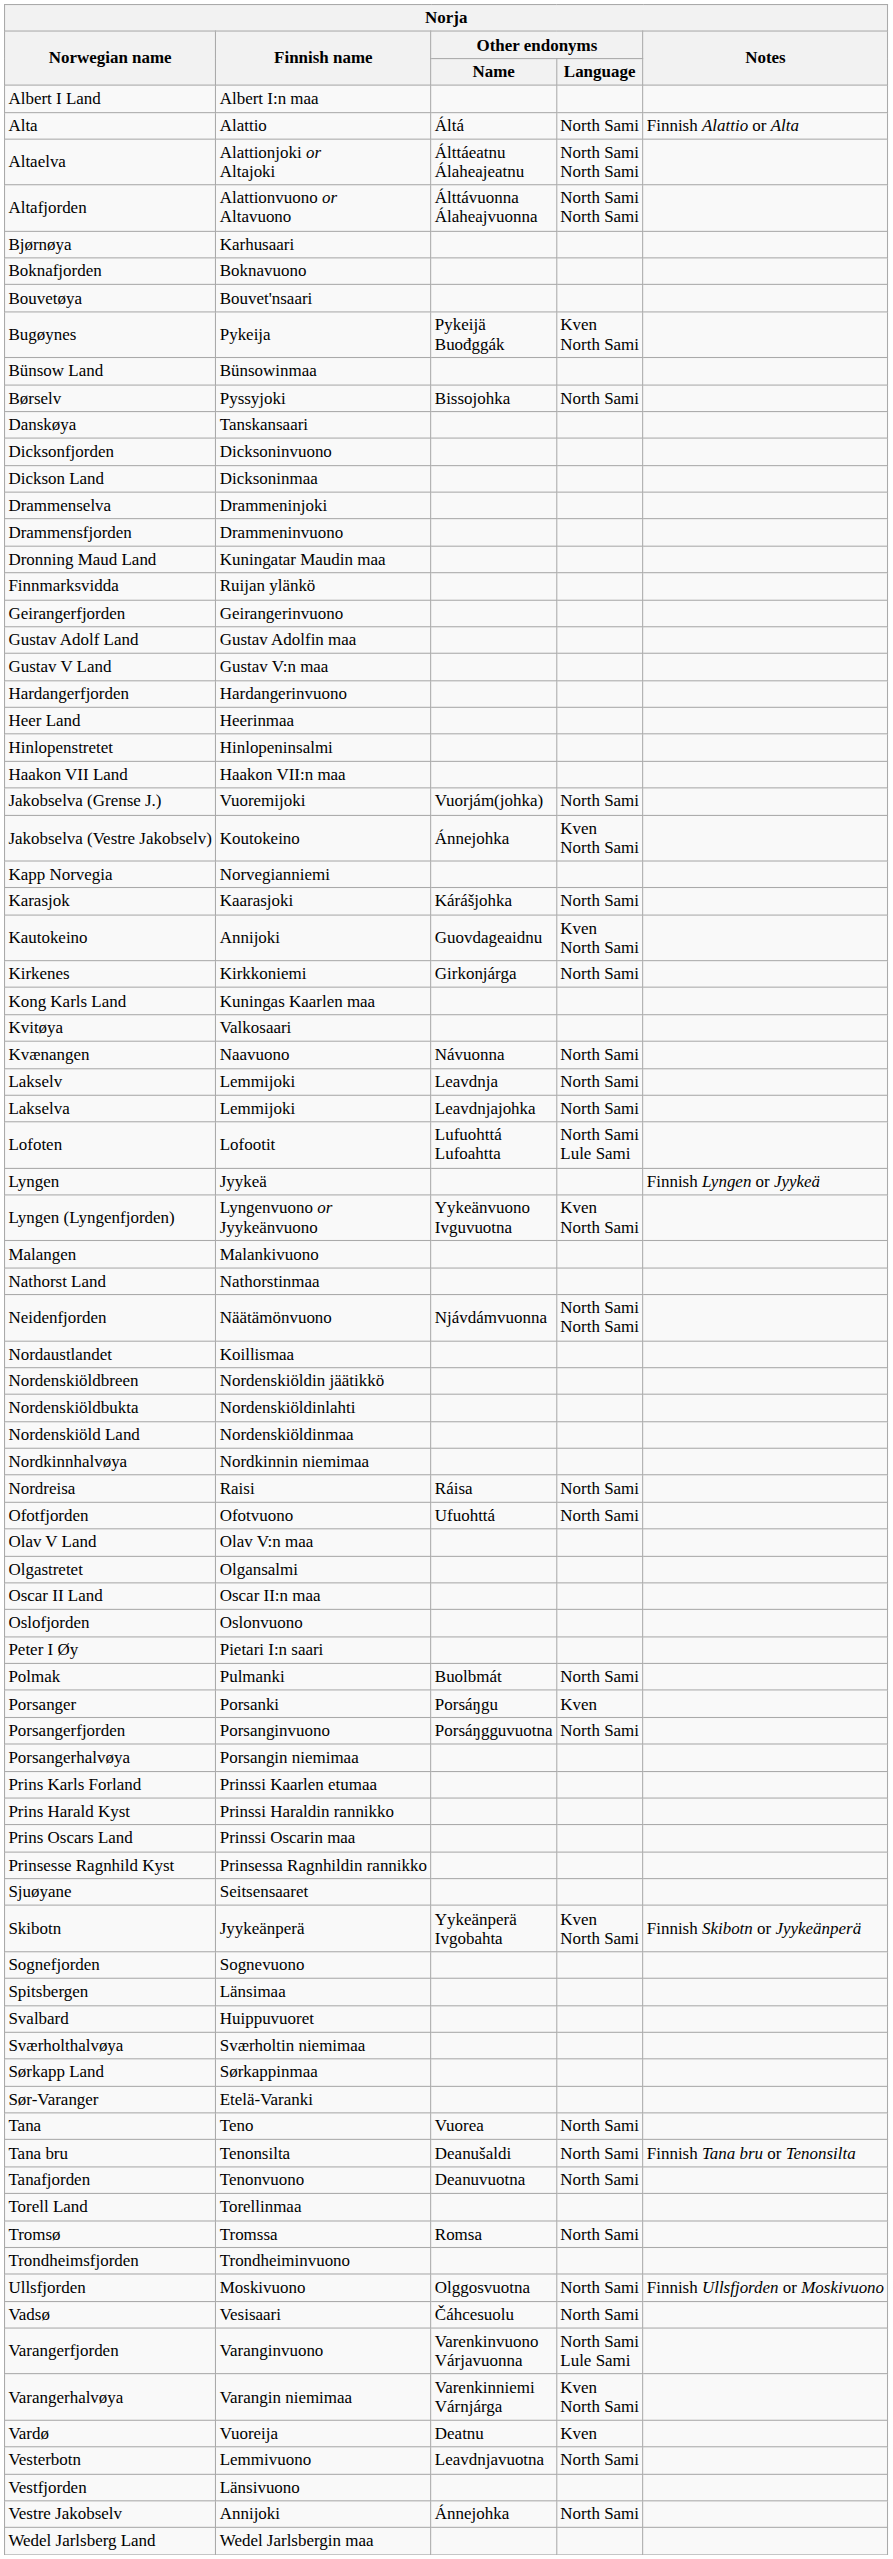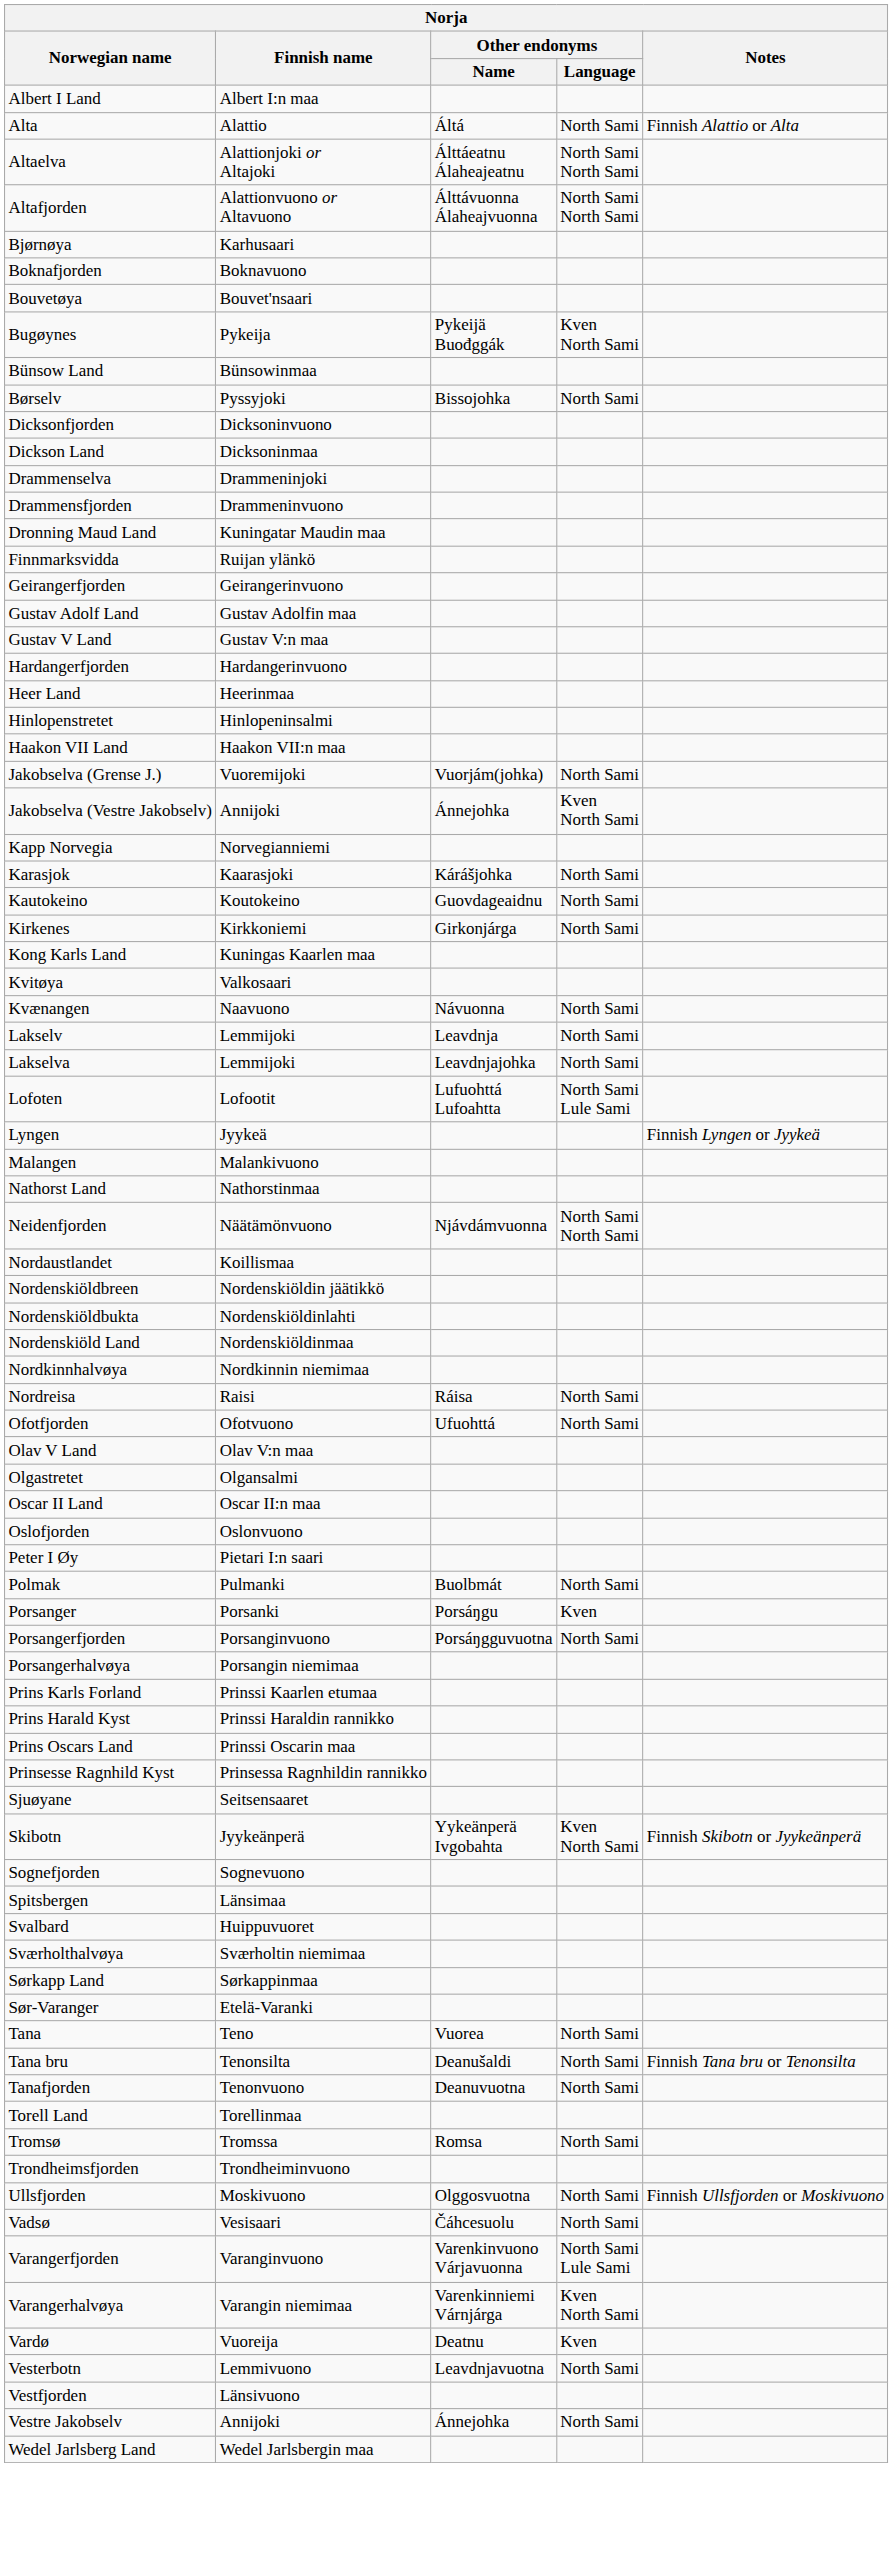- row: (42, 424)
(260, 837) Koutokeino -> (250, 810) Annijoki
(250, 937) Annijoki -> (260, 901) Koutokeino
(600, 937) Kven North Sami -> (600, 901) North Sami
- row: (92, 1217)
